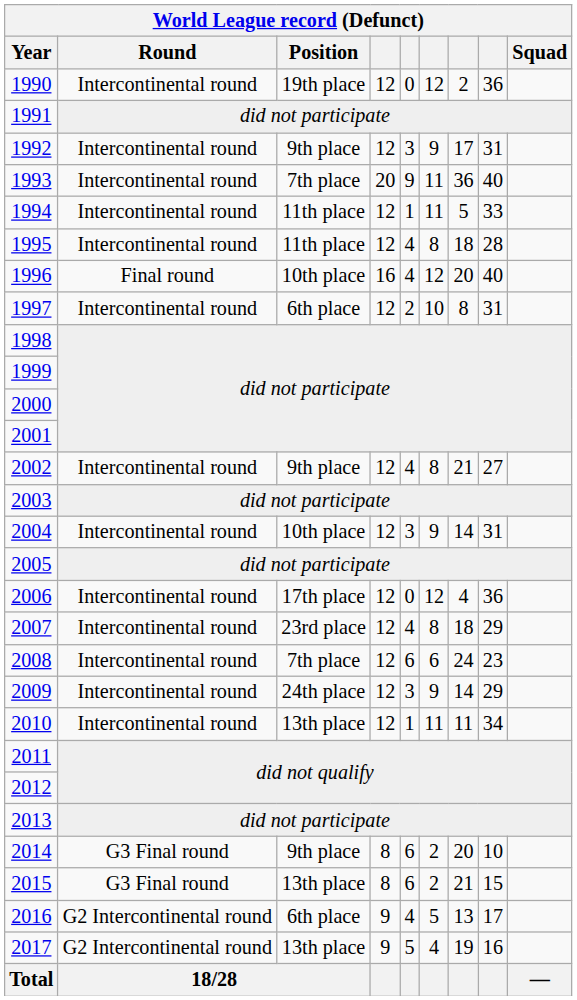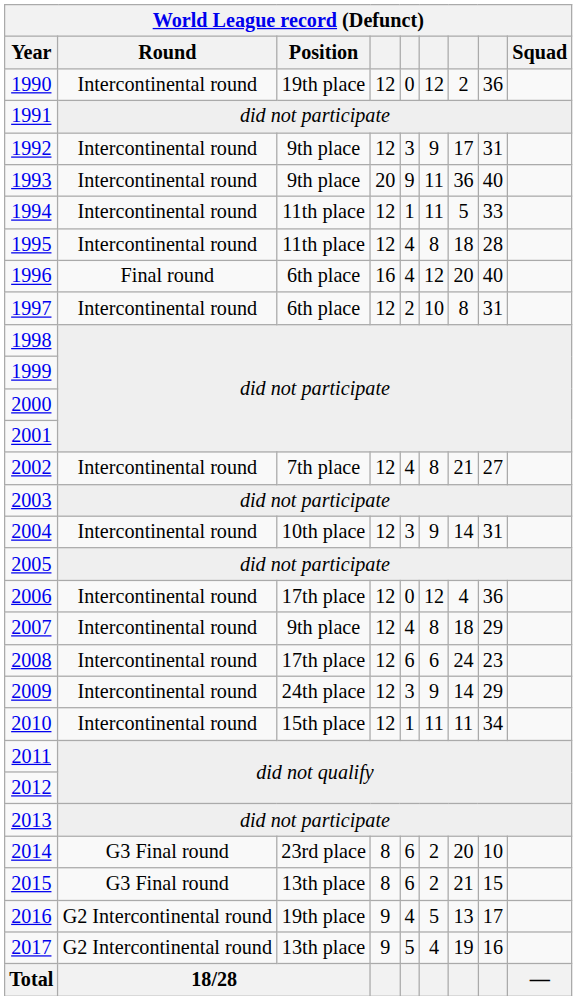(324, 180) 7th place -> (324, 180) 9th place
(324, 276) 10th place -> (324, 276) 6th place
(324, 468) 9th place -> (324, 468) 7th place
(324, 627) 23rd place -> (324, 627) 9th place
(324, 659) 7th place -> (324, 659) 17th place
(324, 723) 13th place -> (324, 723) 15th place
(324, 851) 9th place -> (324, 851) 23rd place
(324, 915) 6th place -> (324, 915) 19th place
